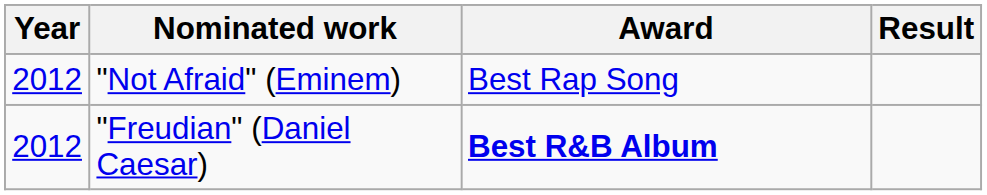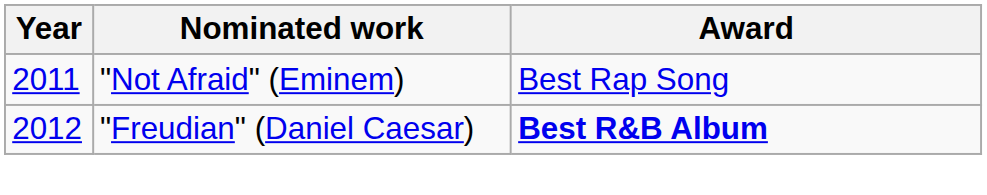- column: (926, 29)
(47, 79) 2012 -> (46, 79) 2011
